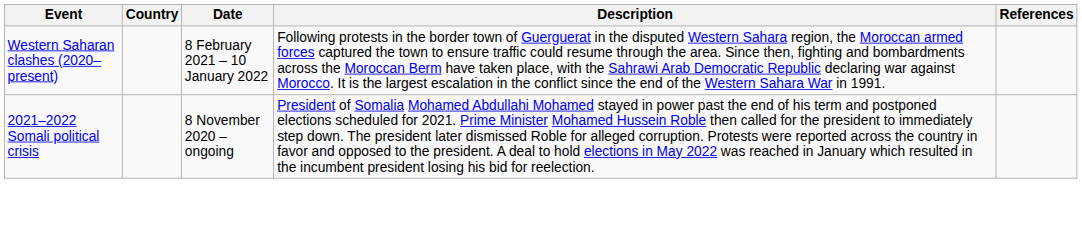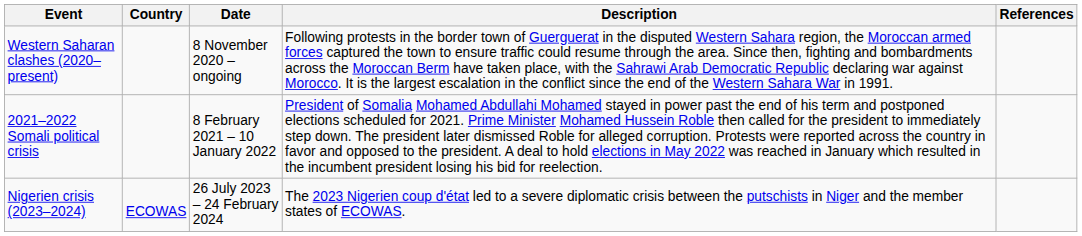(227, 60) 8 February 2021 – 10 January 2022 -> (230, 60) 8 November 2020 – ongoing
(222, 136) 8 November 2020 – ongoing -> (234, 136) 8 February 2021 – 10 January 2022
+ row: (51, 204)
